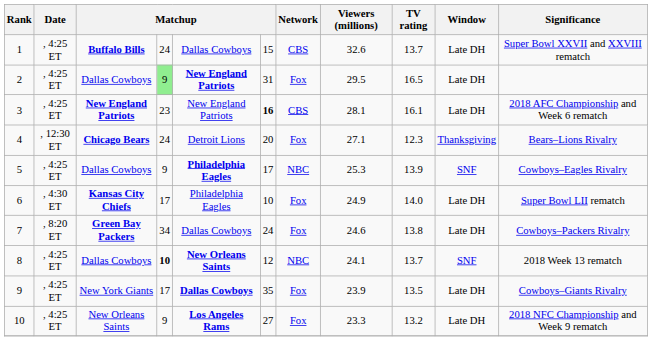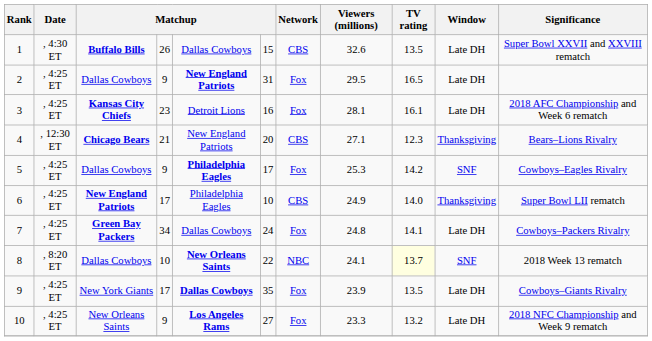(55, 50) , 4:25 ET -> (55, 50) , 4:30 ET
(165, 50) 24 -> (165, 50) 26
(413, 50) 13.7 -> (413, 50) 13.5
(165, 80) lightgreen background -> (165, 80) no background
(116, 110) New England Patriots -> (116, 110) Kansas City Chiefs
(216, 110) New England Patriots -> (216, 110) Detroit Lions
(268, 110) bold -> (268, 110) normal
(298, 110) CBS -> (298, 110) Fox
(165, 140) 24 -> (165, 140) 21
(216, 140) Detroit Lions -> (216, 140) New England Patriots
(298, 140) Fox -> (298, 140) CBS
(298, 170) NBC -> (298, 170) Fox
(413, 170) 13.9 -> (413, 170) 14.2
(55, 200) , 4:30 ET -> (55, 200) , 4:25 ET
(116, 200) Kansas City Chiefs -> (116, 200) New England Patriots
(298, 200) Fox -> (298, 200) CBS
(467, 200) Late DH -> (467, 200) Thanksgiving
(55, 231) , 8:20 ET -> (55, 231) , 4:25 ET
(356, 231) 24.6 -> (356, 231) 24.8
(413, 231) 13.8 -> (413, 231) 14.1
(55, 261) , 4:25 ET -> (55, 261) , 8:20 ET
(165, 261) bold -> (165, 261) normal
(268, 261) 12 -> (268, 261) 22
(413, 261) no background -> (413, 261) lightyellow background
